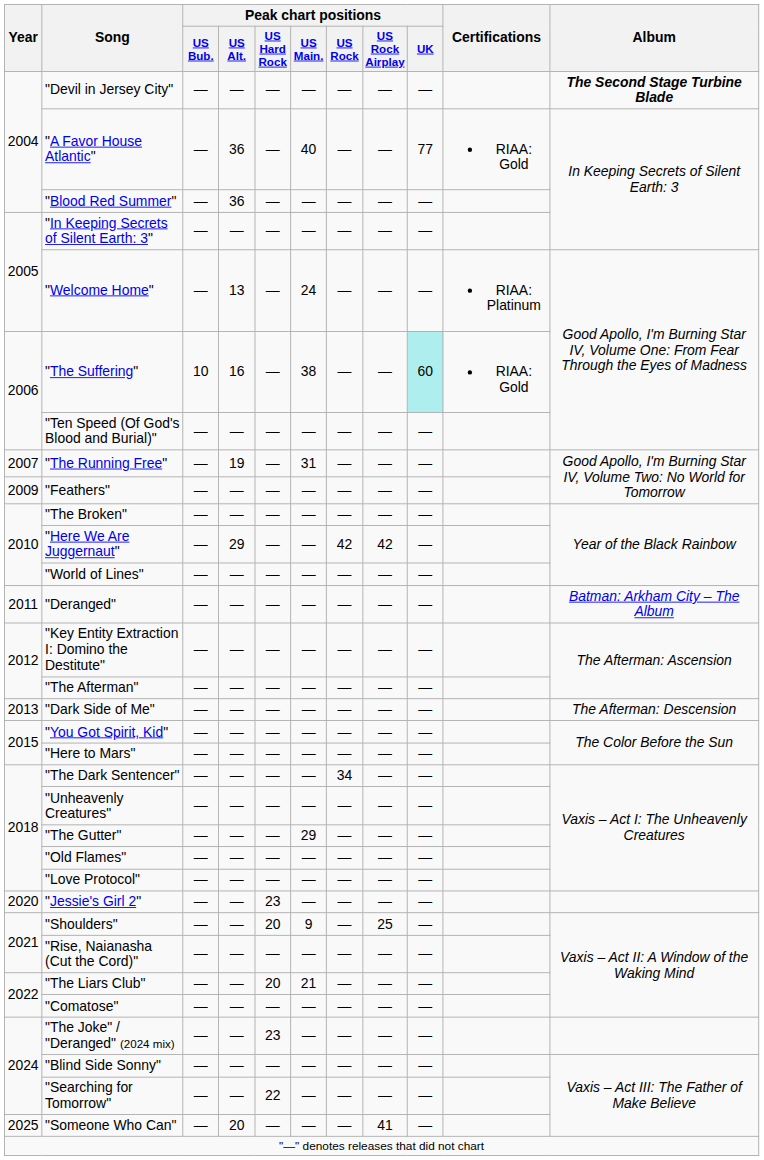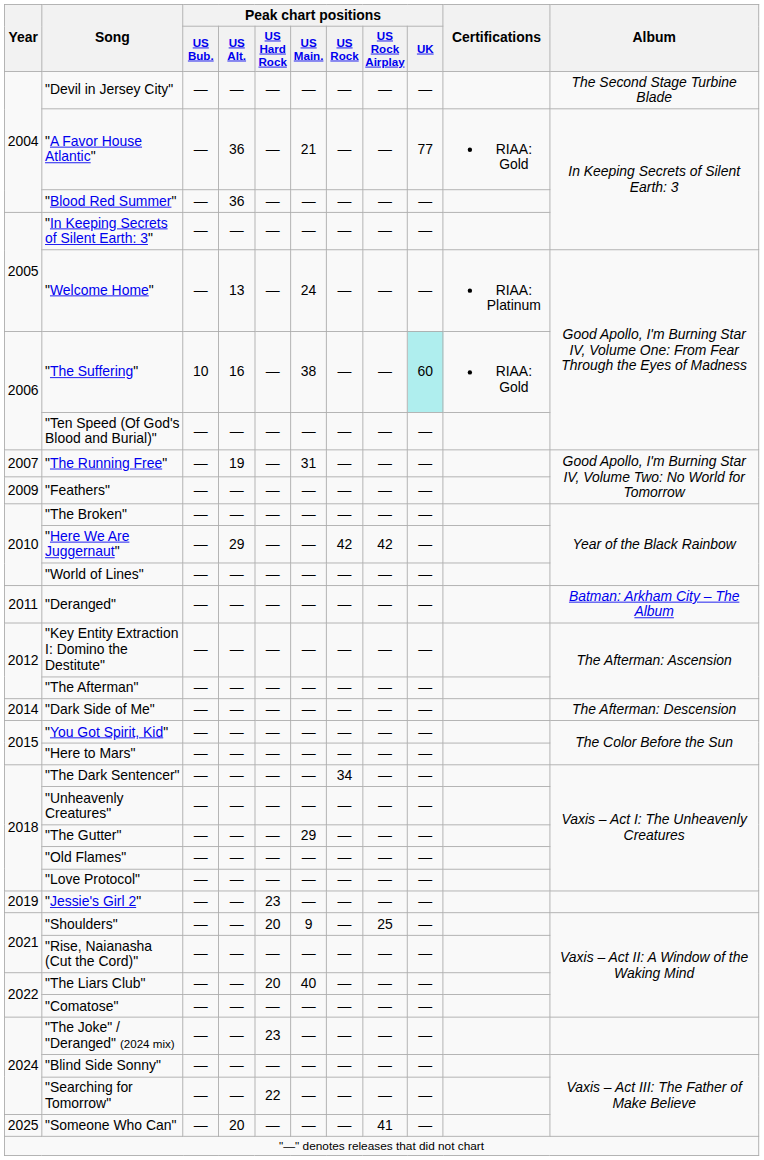(654, 90) bold -> (654, 90) normal
(309, 149) 40 -> (309, 149) 21
(23, 709) 2013 -> (23, 709) 2014
(23, 902) 2020 -> (23, 902) 2019
(309, 983) 21 -> (309, 983) 40
